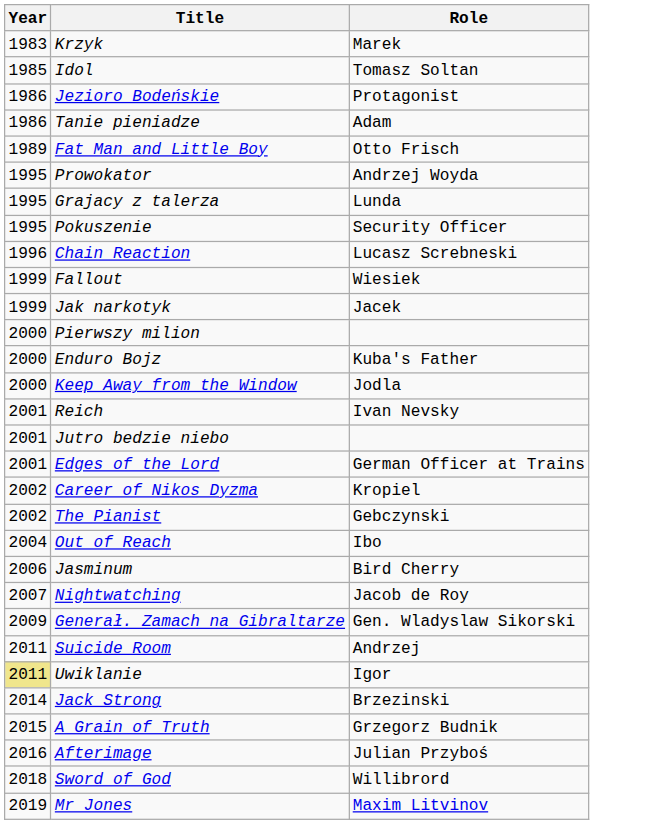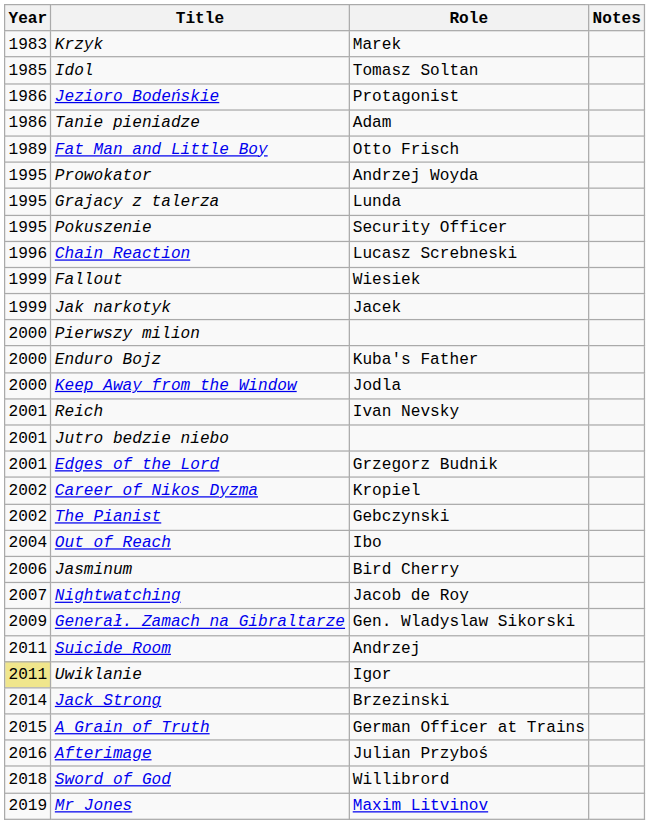+ column: (617, 18)
(469, 464) German Officer at Trains -> (425, 464) Grzegorz Budnik
(425, 727) Grzegorz Budnik -> (469, 727) German Officer at Trains
